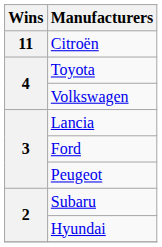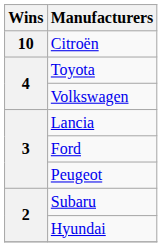(26, 44) 11 -> (26, 44) 10
